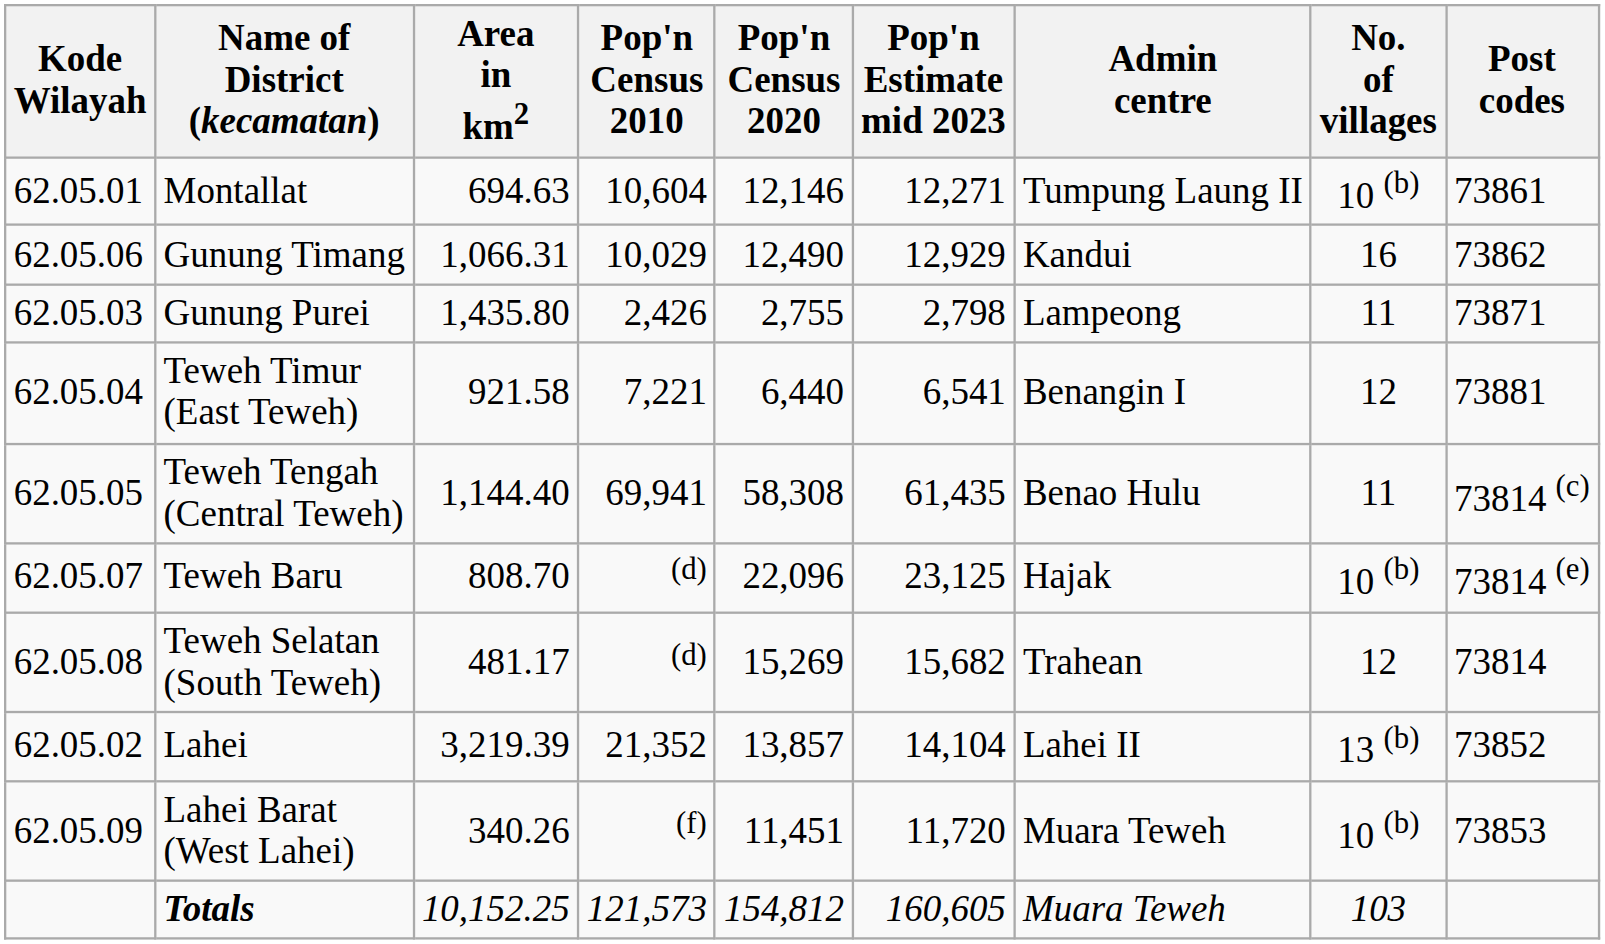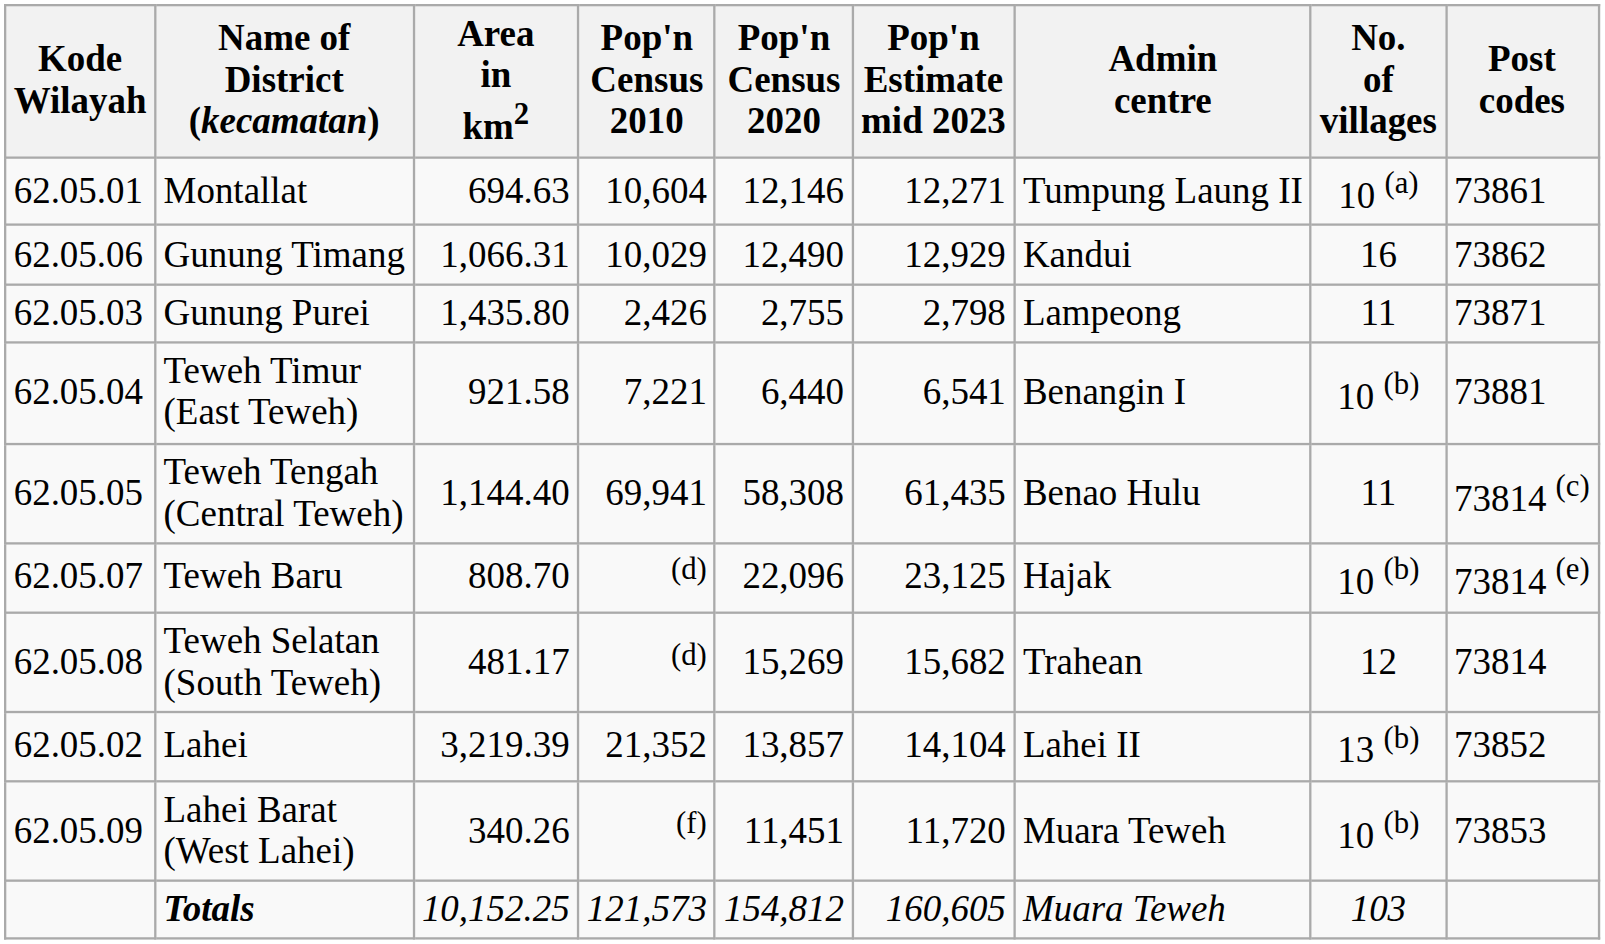(1378, 190) 10 (b) -> (1378, 190) 10 (a)
(1378, 392) 12 -> (1378, 392) 10 (b)
